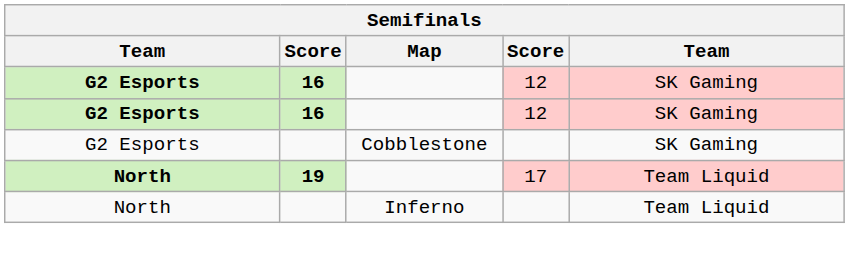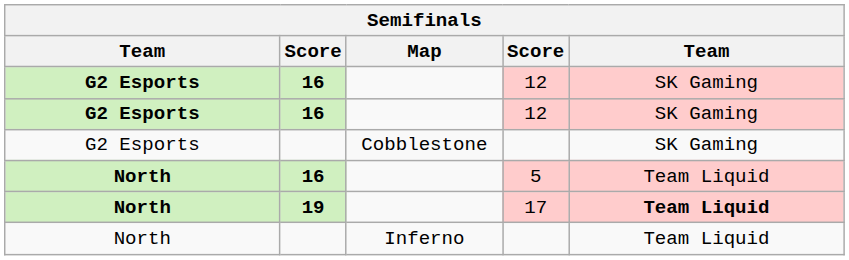+ row: (424, 176)
(706, 176) normal -> (706, 207) bold
